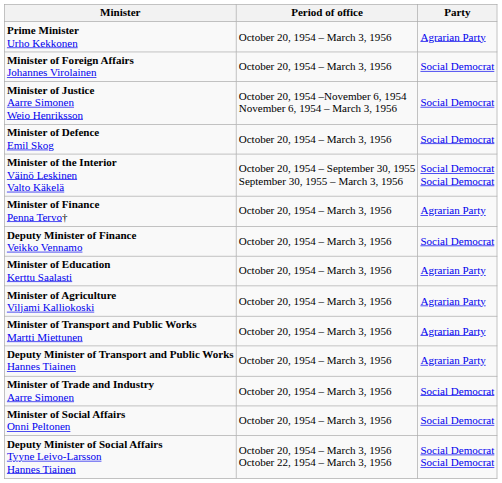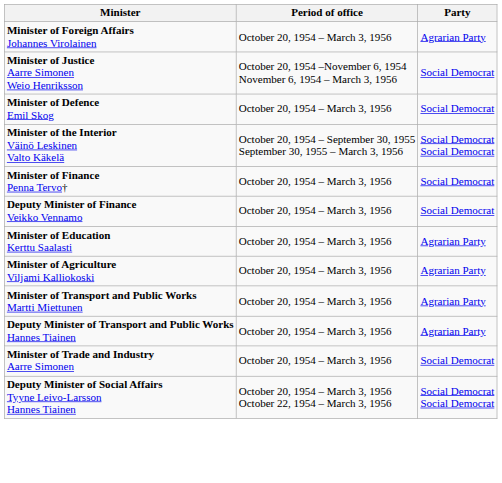- row: (43, 36)
(457, 66) Social Democrat -> (453, 36) Agrarian Party
(453, 211) Agrarian Party -> (457, 181) Social Democrat
- row: (66, 420)
